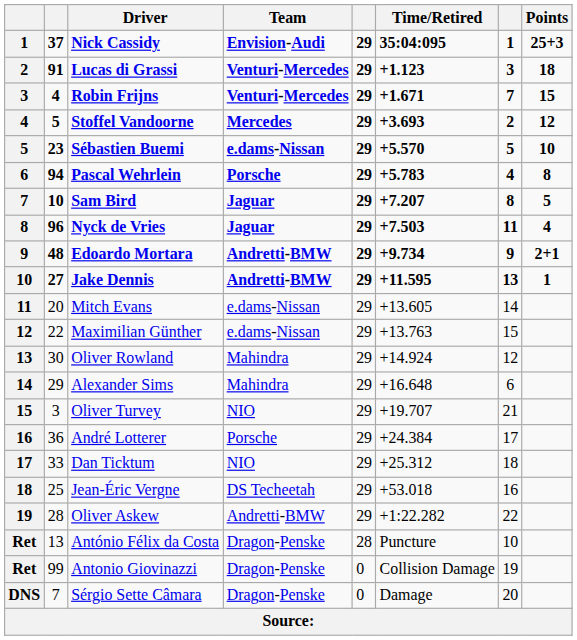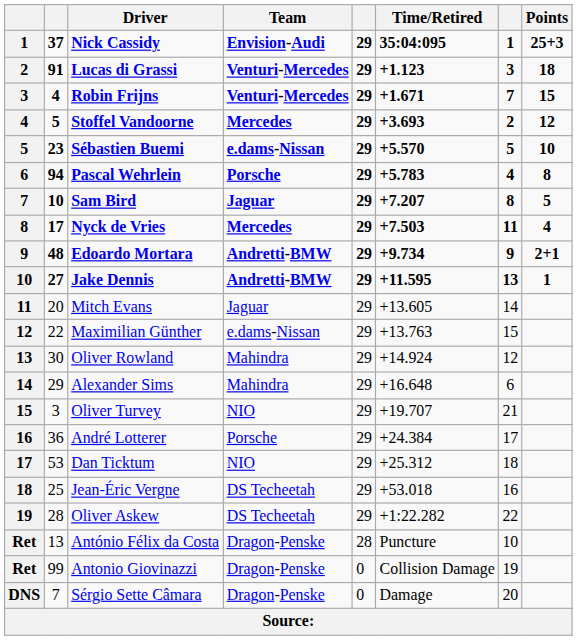(56, 227) 96 -> (56, 227) 17
(251, 227) Jaguar -> (259, 227) Mercedes
(273, 305) e.dams-Nissan -> (247, 305) Jaguar
(56, 463) 33 -> (56, 463) 53
(276, 516) Andretti-BMW -> (271, 516) DS Techeetah
